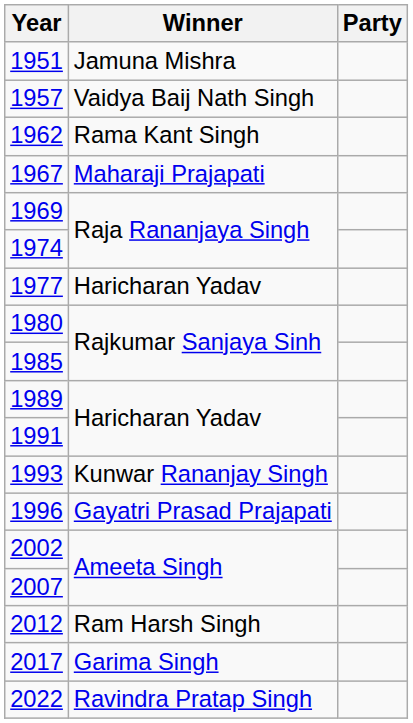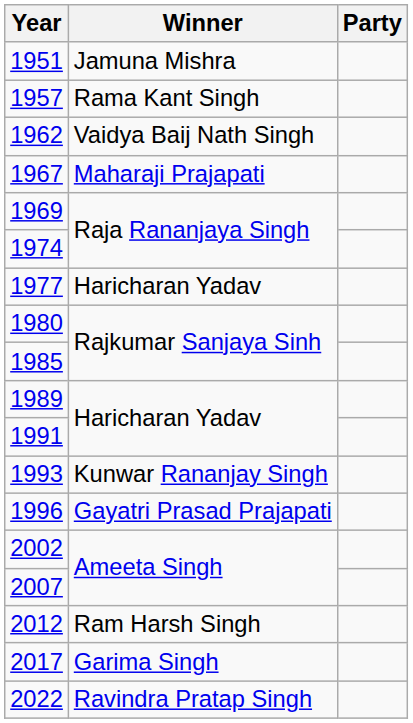(194, 98) Vaidya Baij Nath Singh -> (167, 98) Rama Kant Singh
(167, 135) Rama Kant Singh -> (194, 135) Vaidya Baij Nath Singh
